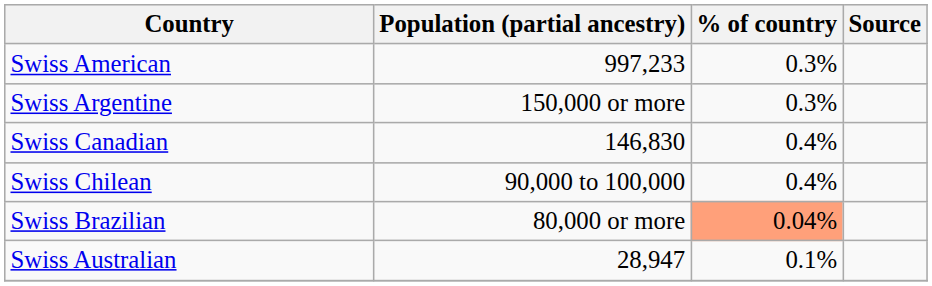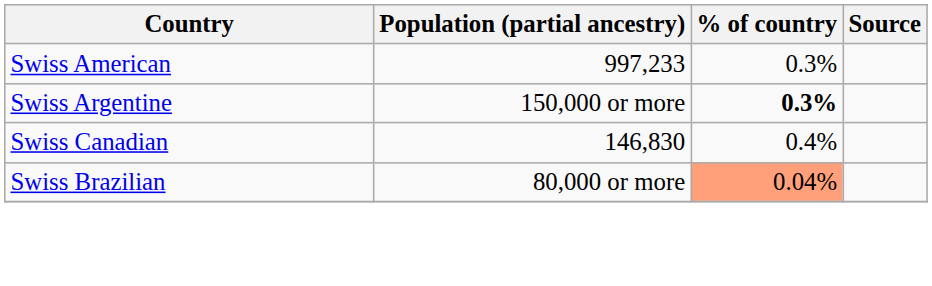(811, 102) normal -> (809, 102) bold
- row: (81, 181)
- row: (94, 260)
